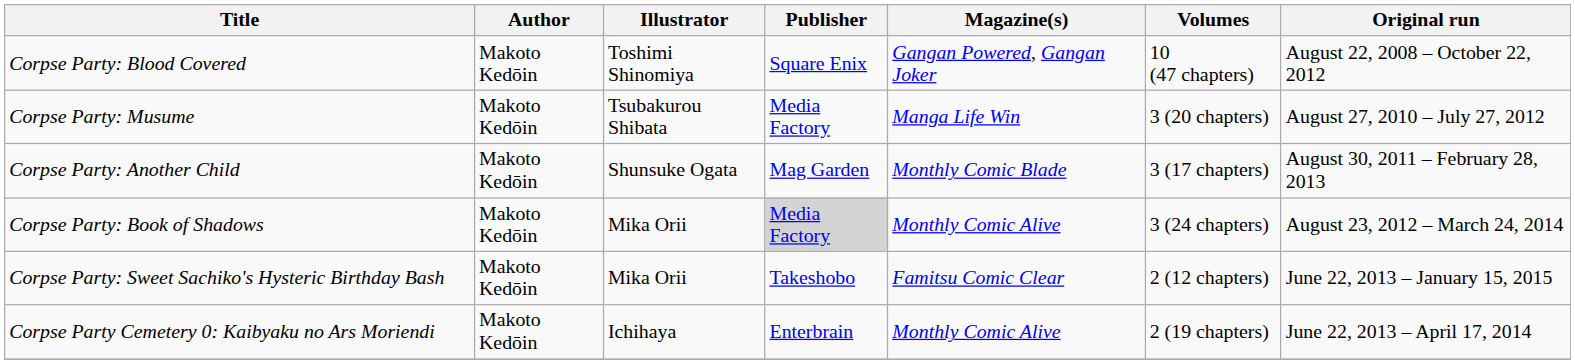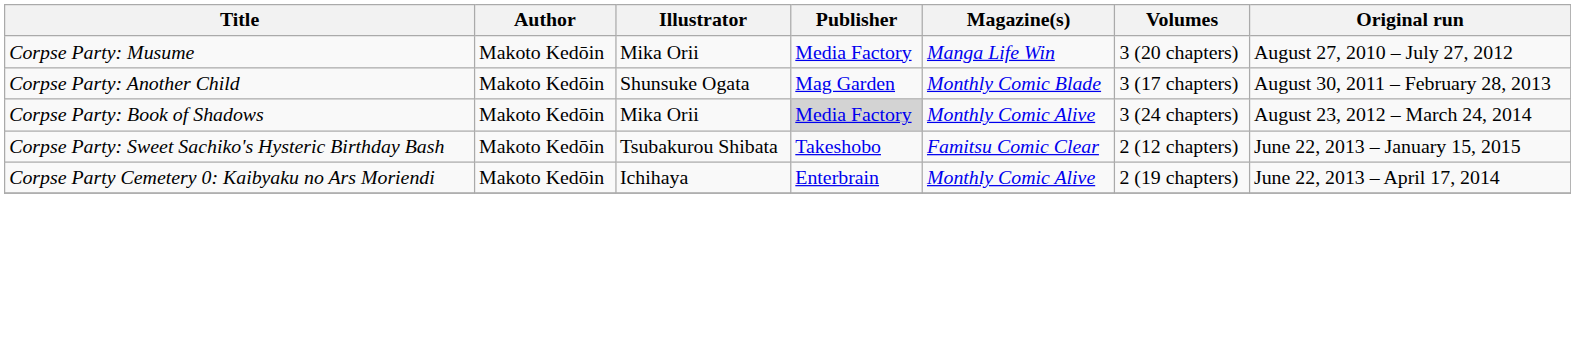- row: (128, 62)
(655, 116) Tsubakurou Shibata -> (659, 51) Mika Orii
(647, 277) Mika Orii -> (699, 146) Tsubakurou Shibata
